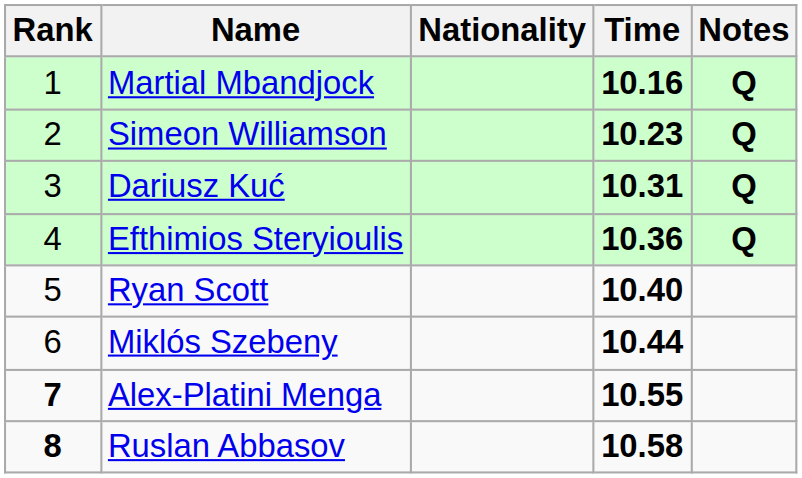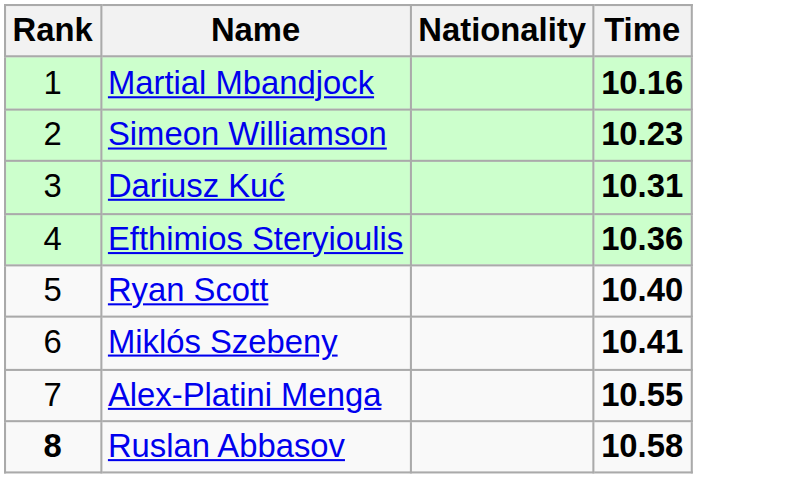- column: (744, 30)
(642, 342) 10.44 -> (642, 342) 10.41
(53, 394) bold -> (53, 394) normal
